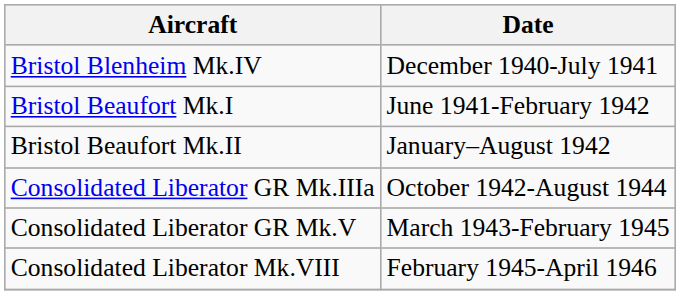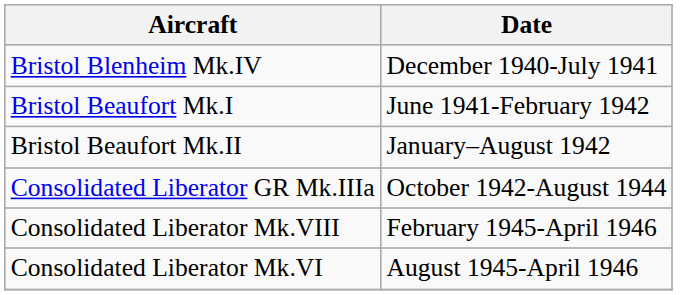- row: (183, 227)
+ row: (167, 268)
